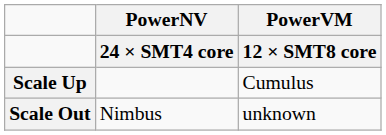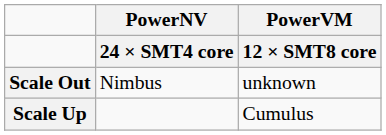rows swapped: (50, 113) <-> (50, 82)
